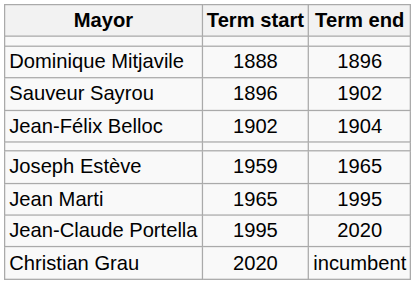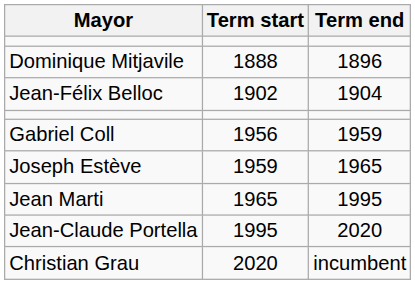- row: (82, 93)
+ row: (62, 134)
